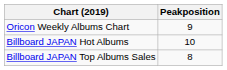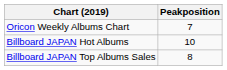(190, 27) 9 -> (190, 27) 7
